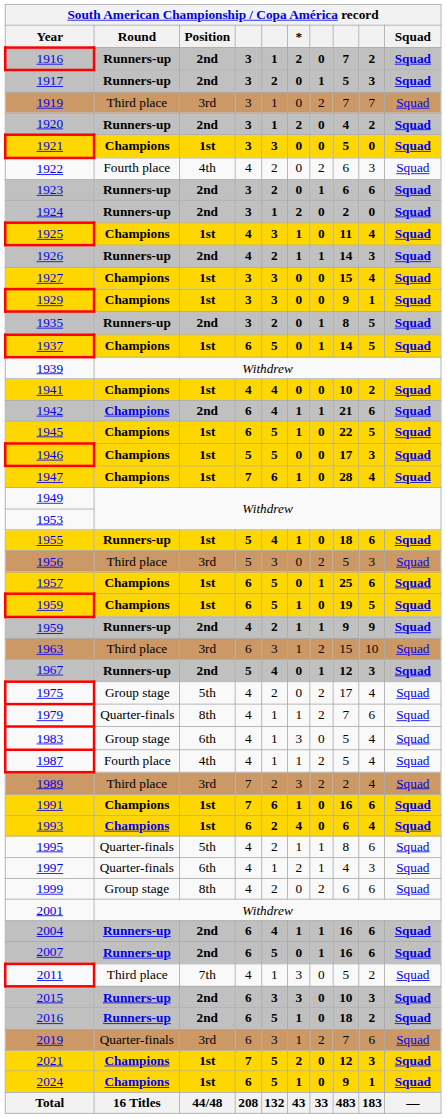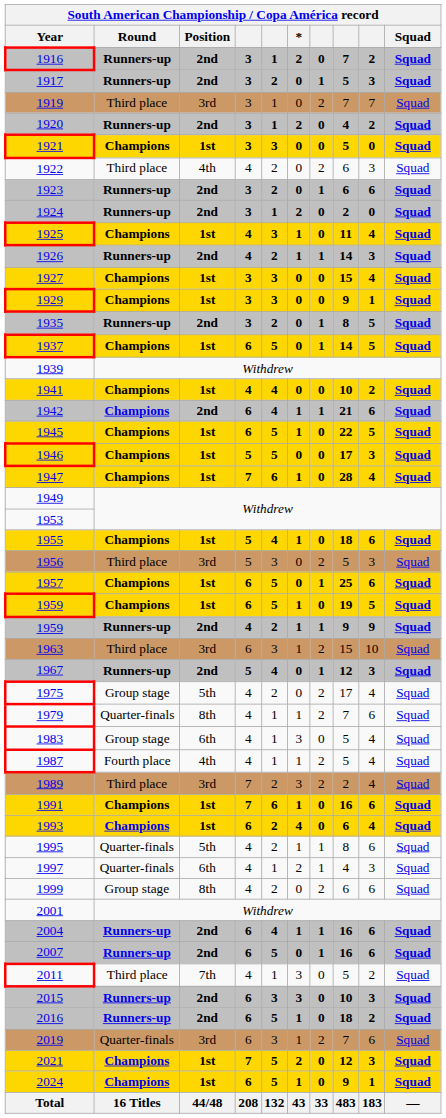(137, 168) Fourth place -> (137, 168) Third place
(137, 540) Runners-up -> (137, 540) Champions
